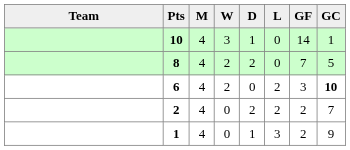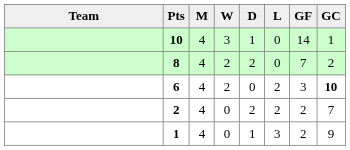(331, 63) 5 -> (331, 63) 2
